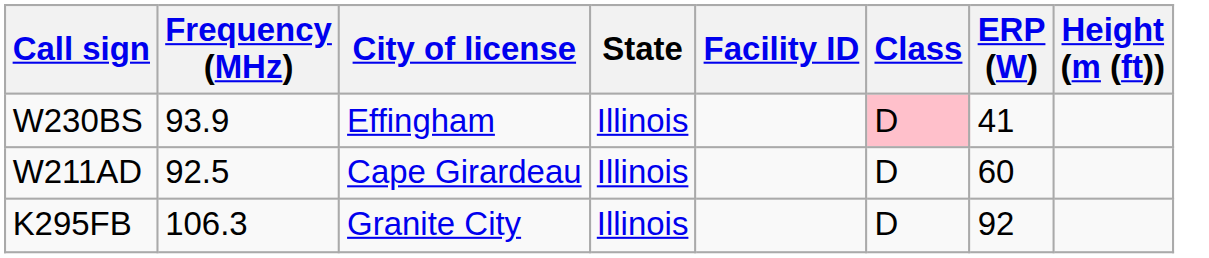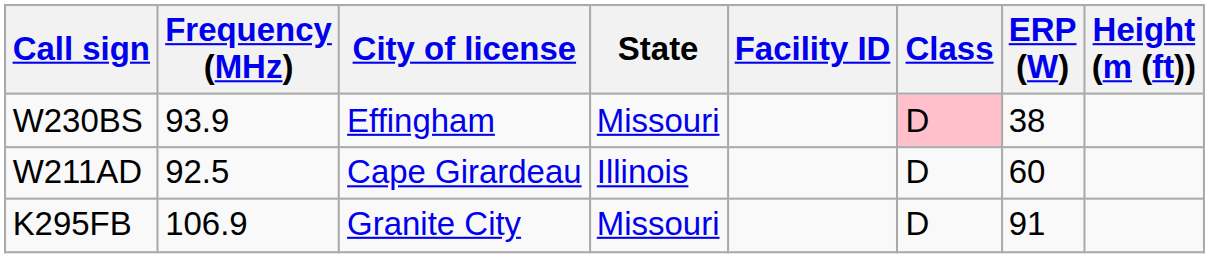(643, 119) Illinois -> (658, 119) Missouri
(996, 119) 41 -> (1027, 119) 38
(206, 224) 106.3 -> (206, 224) 106.9
(643, 224) Illinois -> (658, 224) Missouri
(996, 224) 92 -> (1027, 224) 91
